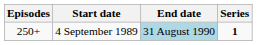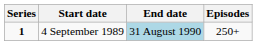columns swapped: (235, 13) <-> (28, 13)
